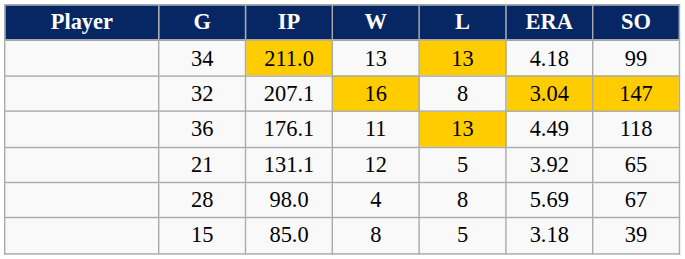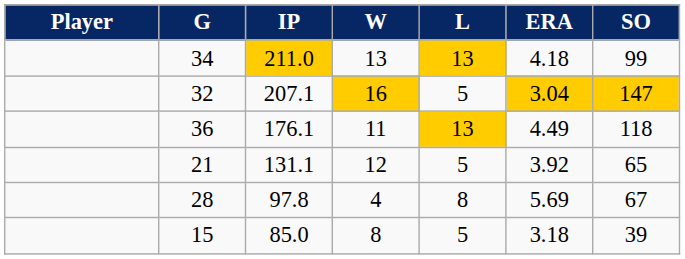(463, 93) 8 -> (463, 93) 5
(289, 199) 98.0 -> (289, 199) 97.8
